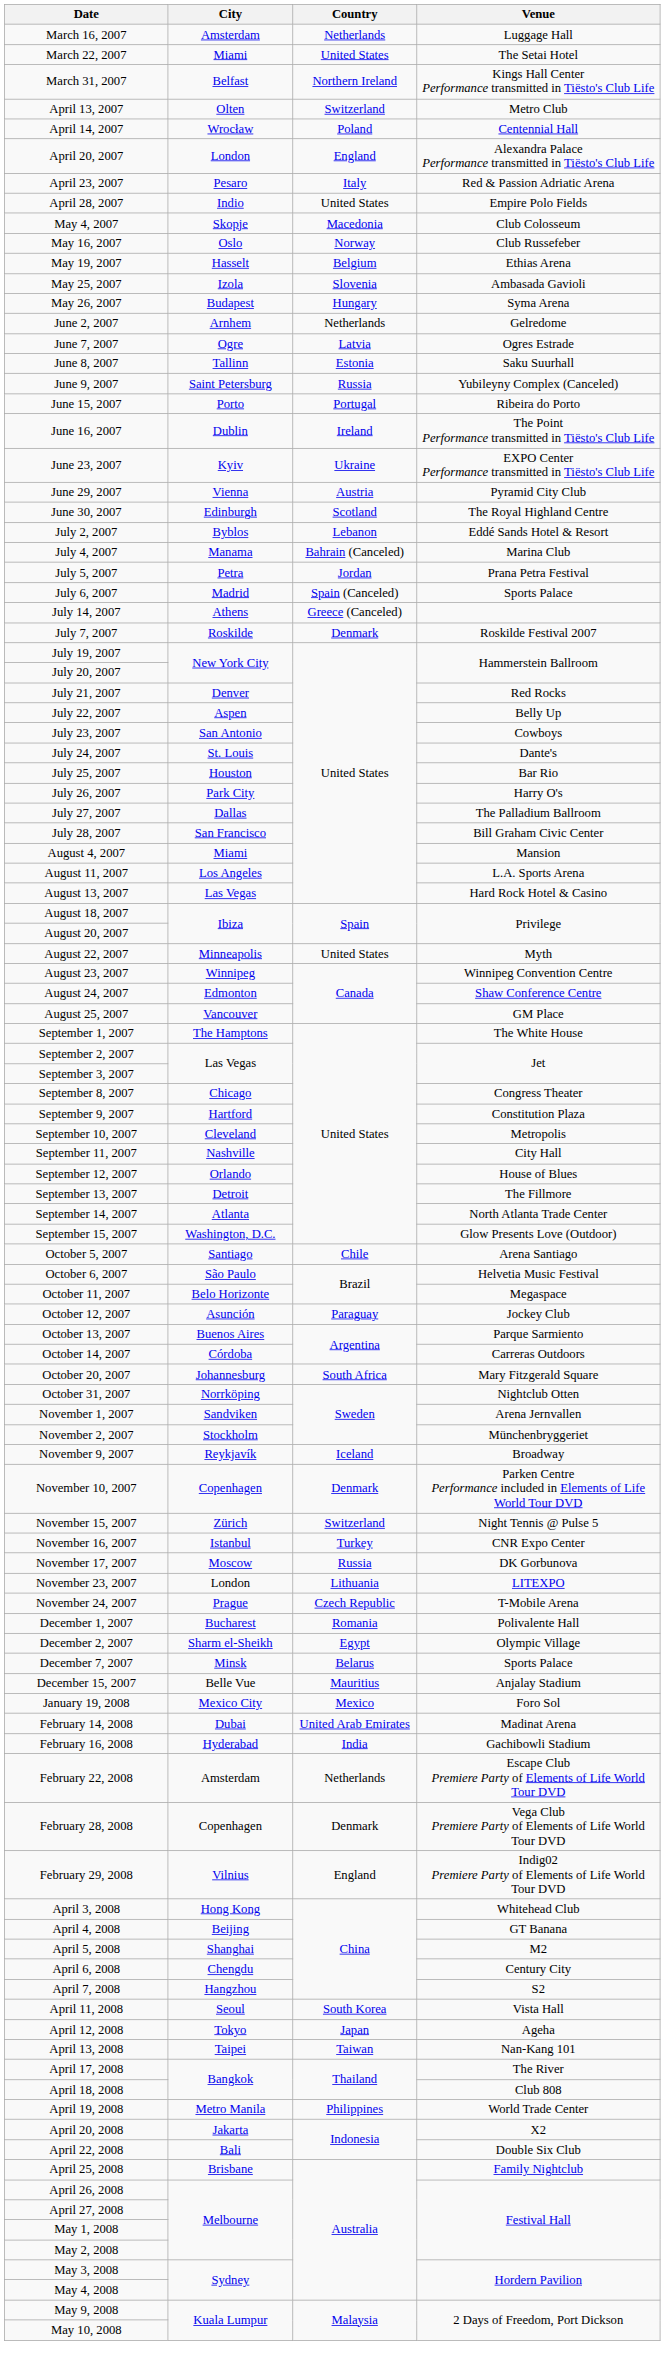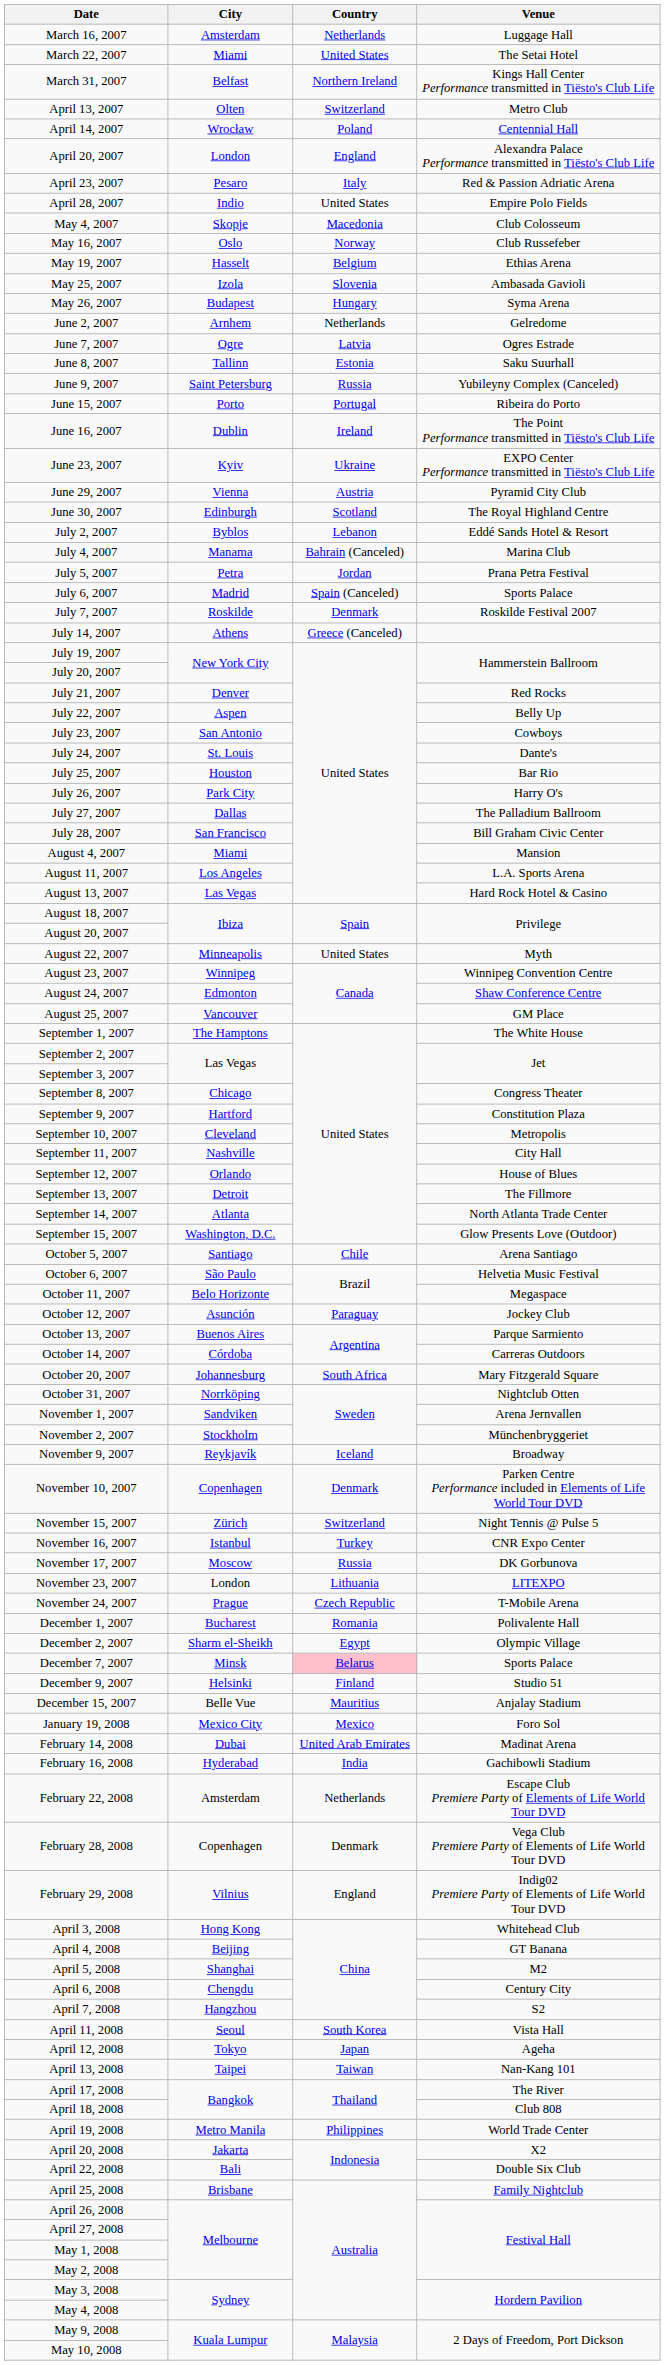rows swapped: (86, 632) <-> (86, 612)
(355, 1663) no background -> (355, 1663) pink background
+ row: (86, 1683)
